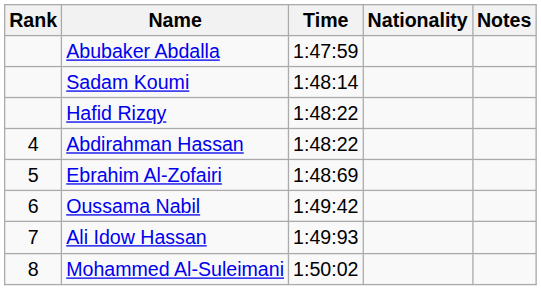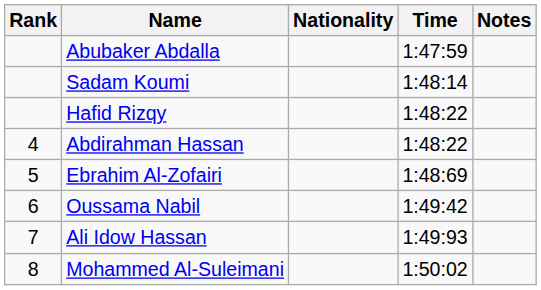columns swapped: (418, 20) <-> (326, 20)
